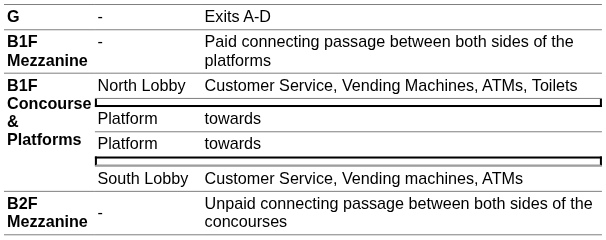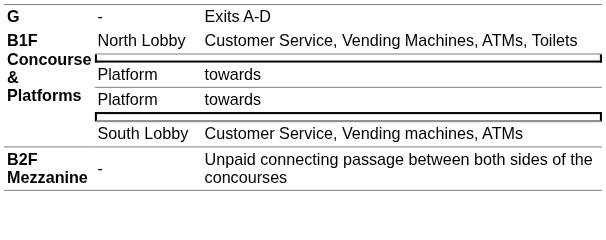- row: (100, 42)
